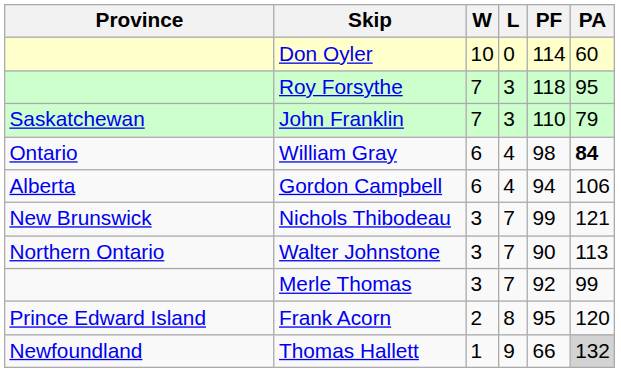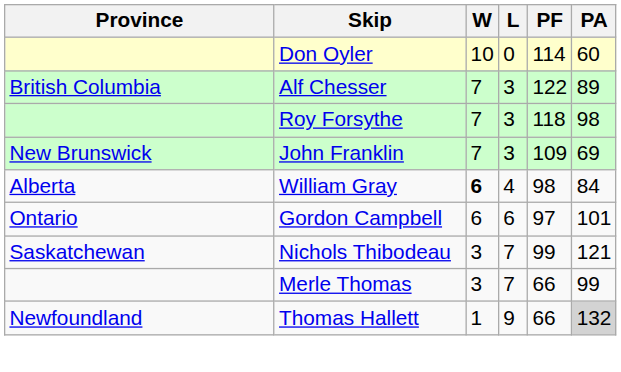+ row: (333, 86)
(587, 86) 95 -> (588, 119) 98
(77, 119) Saskatchewan -> (81, 152) New Brunswick
(549, 119) 110 -> (550, 152) 109
(587, 119) 79 -> (588, 152) 69
(44, 152) Ontario -> (42, 185) Alberta
(476, 152) normal -> (476, 185) bold
(587, 152) bold -> (588, 185) normal
(42, 185) Alberta -> (44, 218) Ontario
(509, 185) 4 -> (509, 218) 6
(544, 185) 94 -> (544, 218) 97
(593, 185) 106 -> (594, 218) 101
(81, 218) New Brunswick -> (77, 251) Saskatchewan
- row: (360, 251)
(544, 284) 92 -> (544, 284) 66
- row: (335, 317)
